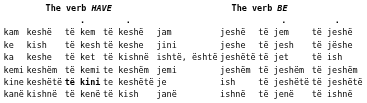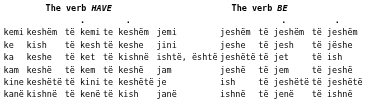rows swapped: (11, 33) <-> (14, 70)
(83, 82) bold -> (83, 82) normal
